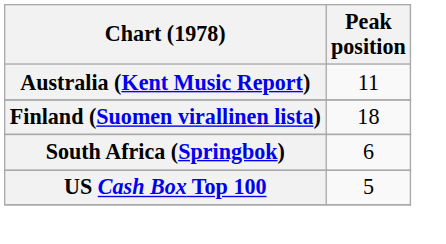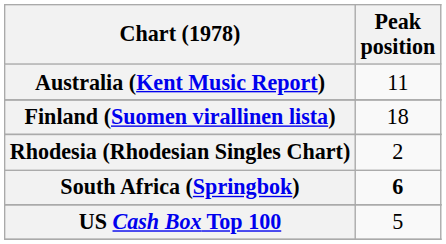+ row: (180, 151)
(368, 151) normal -> (398, 186) bold
